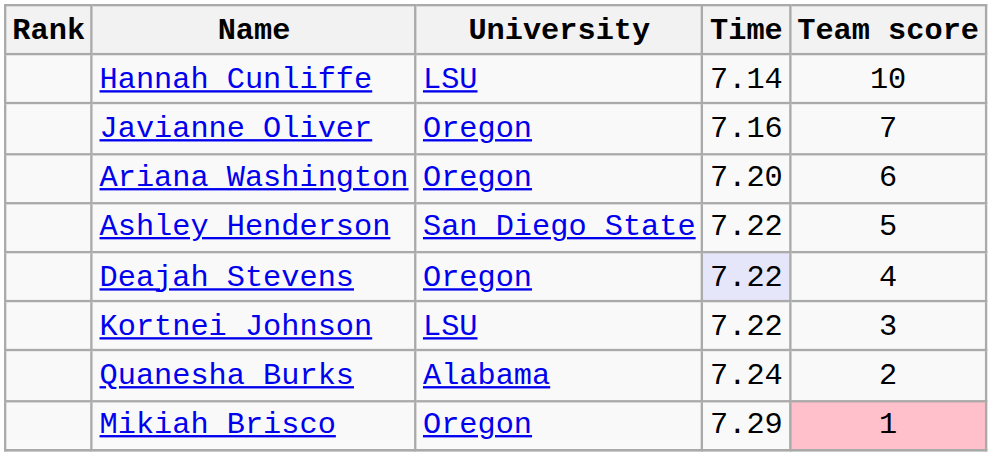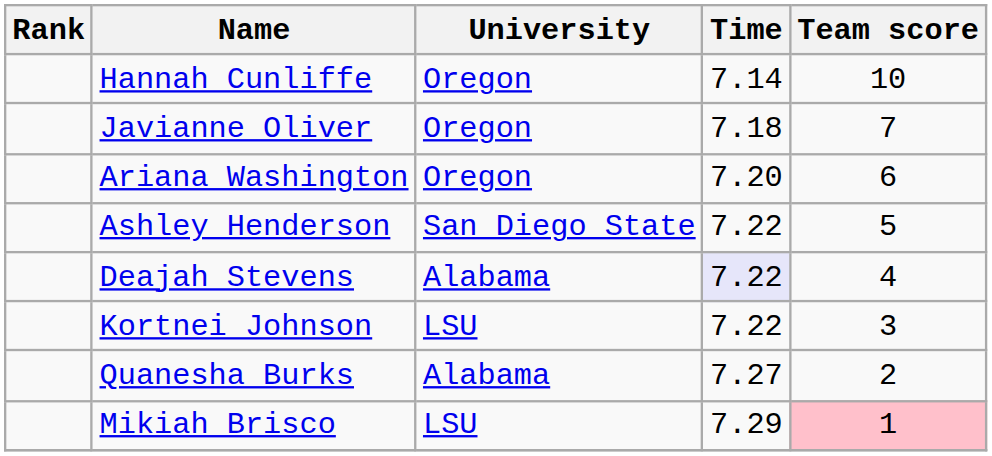(450, 79) LSU -> (477, 79) Oregon
(746, 129) 7.16 -> (746, 129) 7.18
(477, 277) Oregon -> (487, 277) Alabama
(746, 375) 7.24 -> (746, 375) 7.27
(477, 425) Oregon -> (450, 425) LSU
